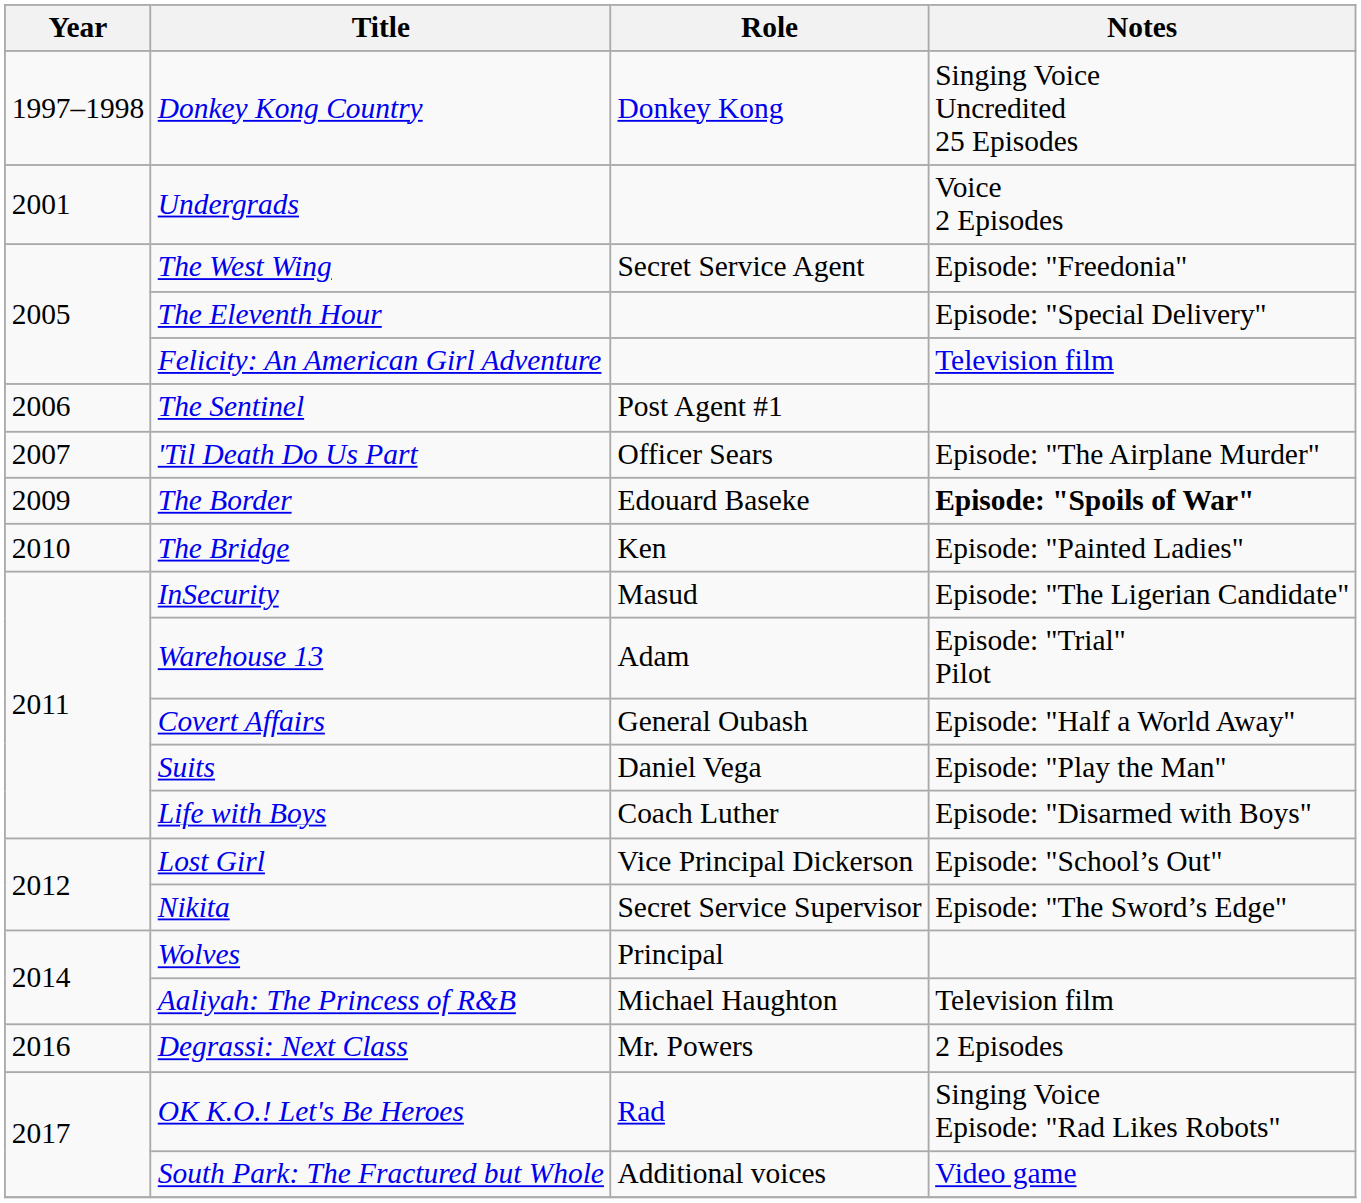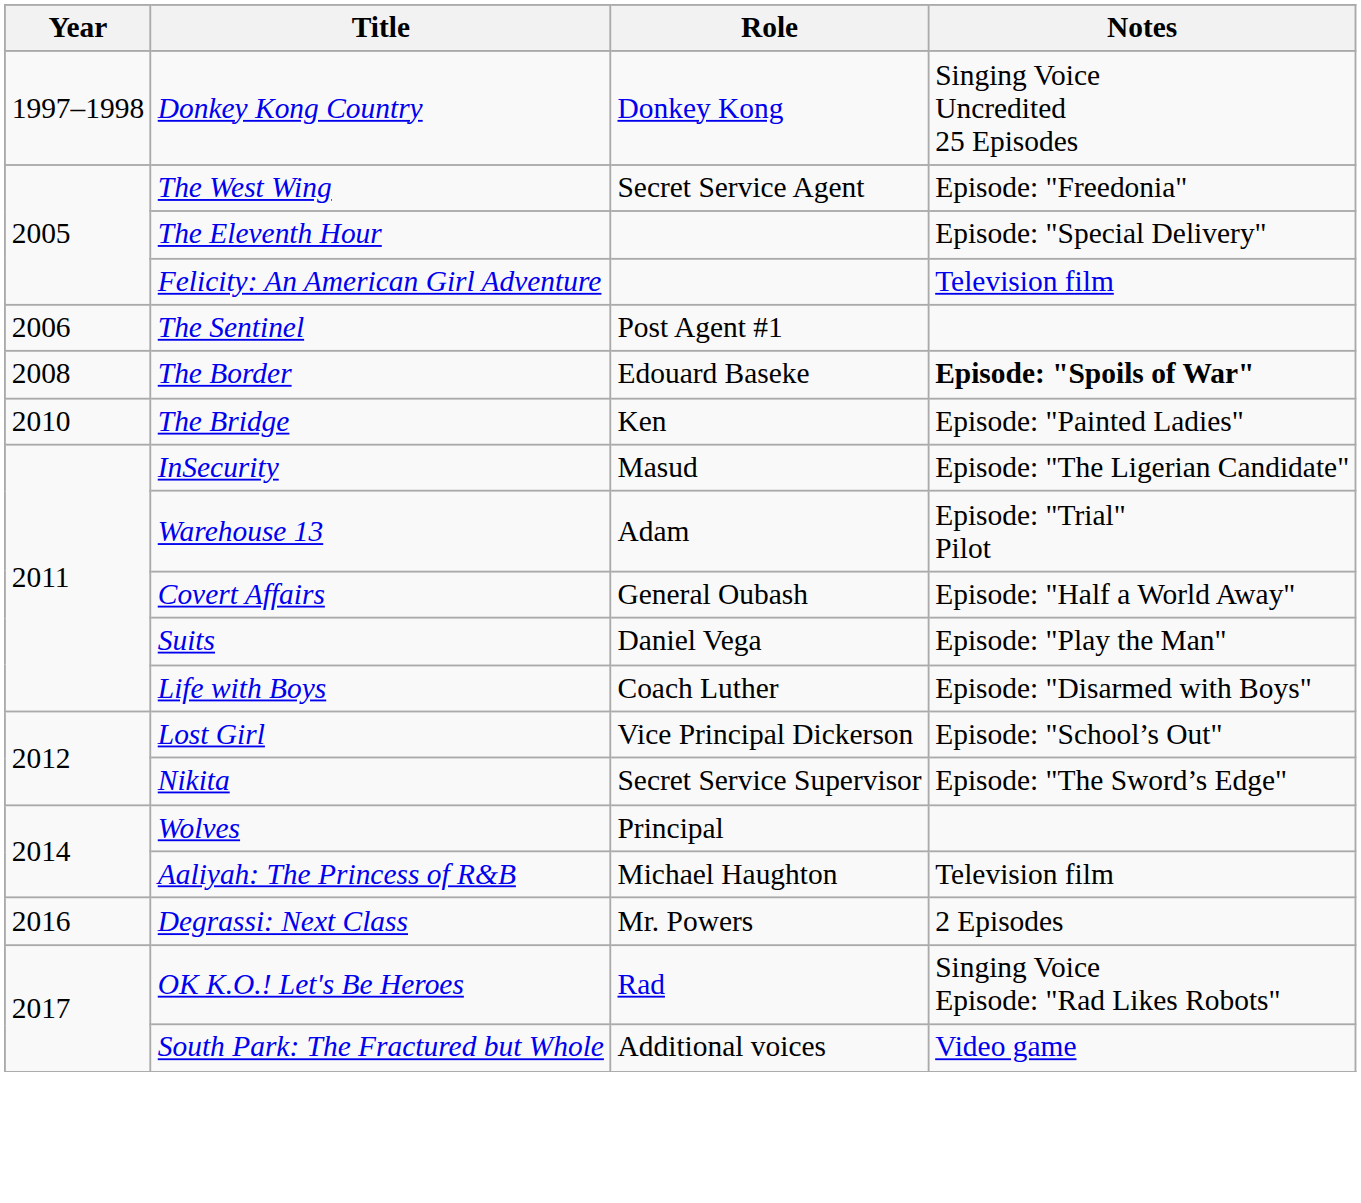- row: (228, 204)
- row: (288, 454)
(41, 500) 2009 -> (41, 374) 2008
